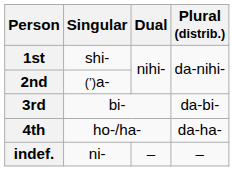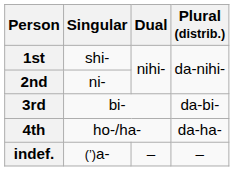(97, 81) (’)a- -> (97, 81) ni-
(97, 154) ni- -> (97, 154) (’)a-
